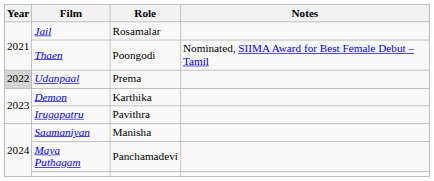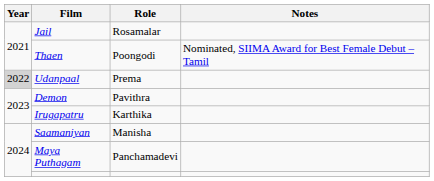(132, 97) Karthika -> (131, 97) Pavithra
(131, 114) Pavithra -> (132, 114) Karthika
